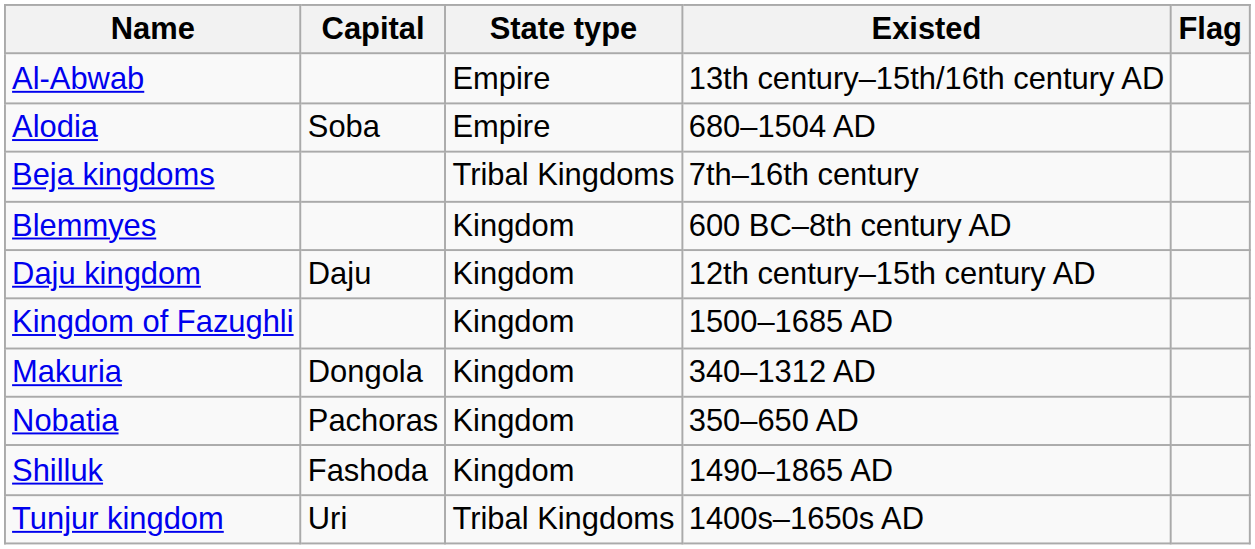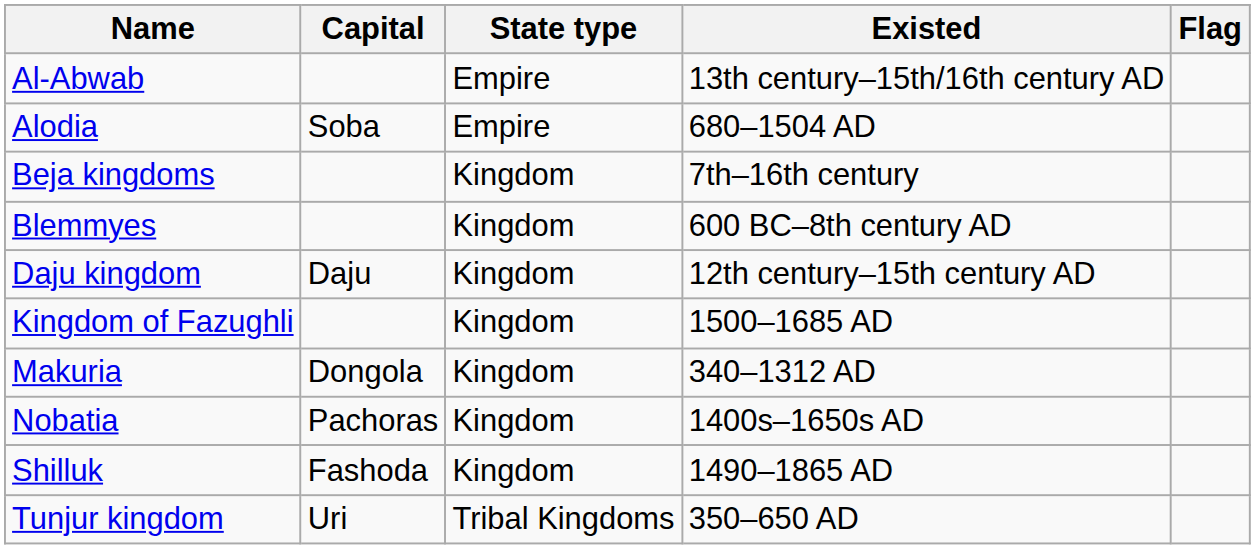(564, 175) Tribal Kingdoms -> (513, 175) Kingdom
(774, 420) 350–650 AD -> (806, 420) 1400s–1650s AD
(806, 518) 1400s–1650s AD -> (774, 518) 350–650 AD
